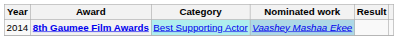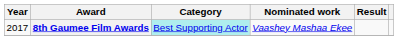(17, 27) 2014 -> (17, 27) 2017
(302, 27) lightblue background -> (302, 27) no background
